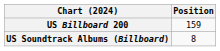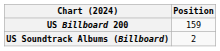(194, 39) 8 -> (194, 39) 2
